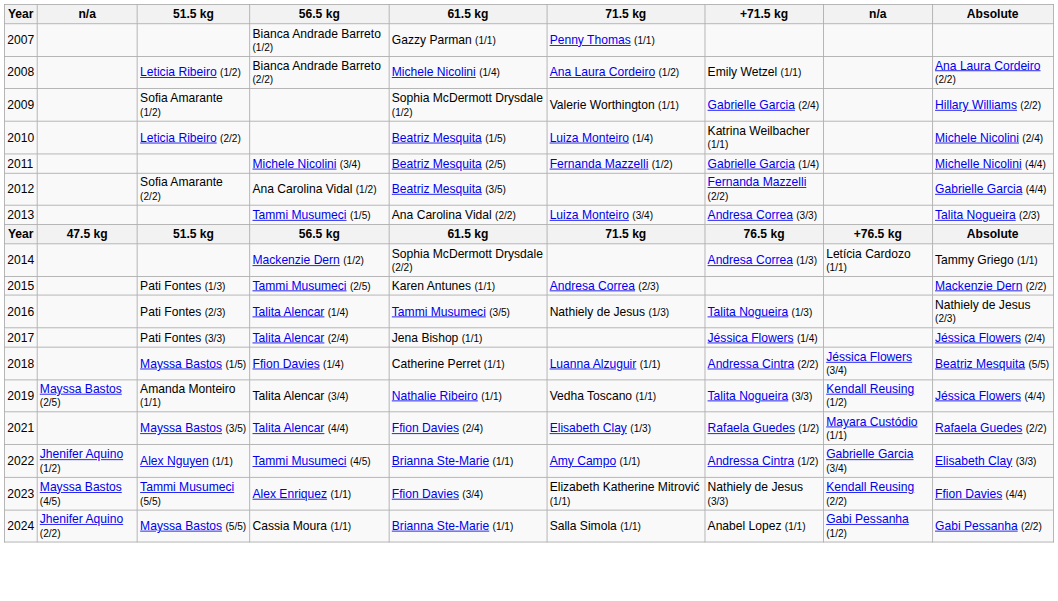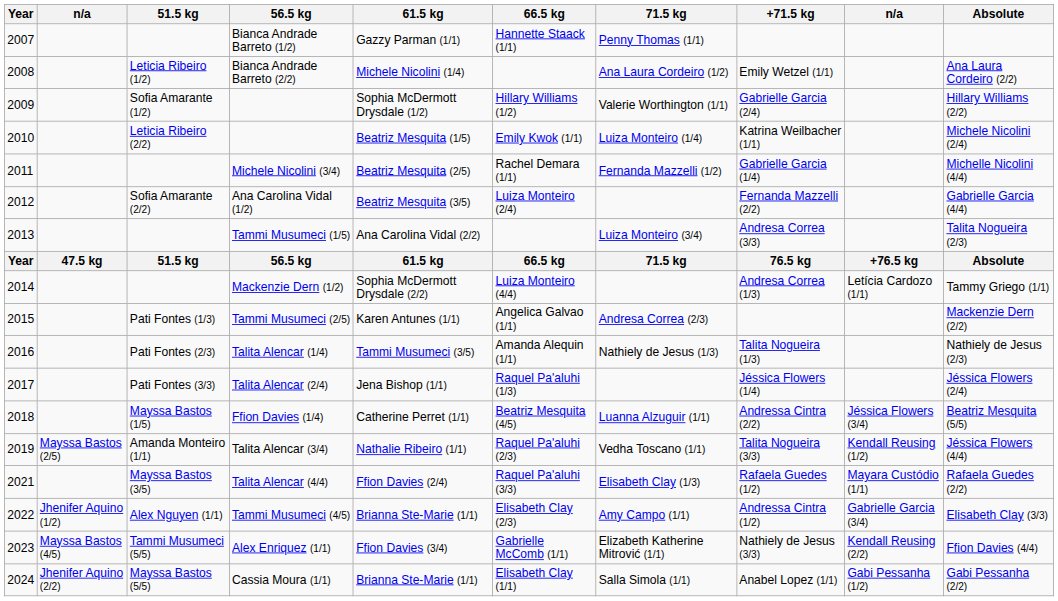+ column: (544, 14)
